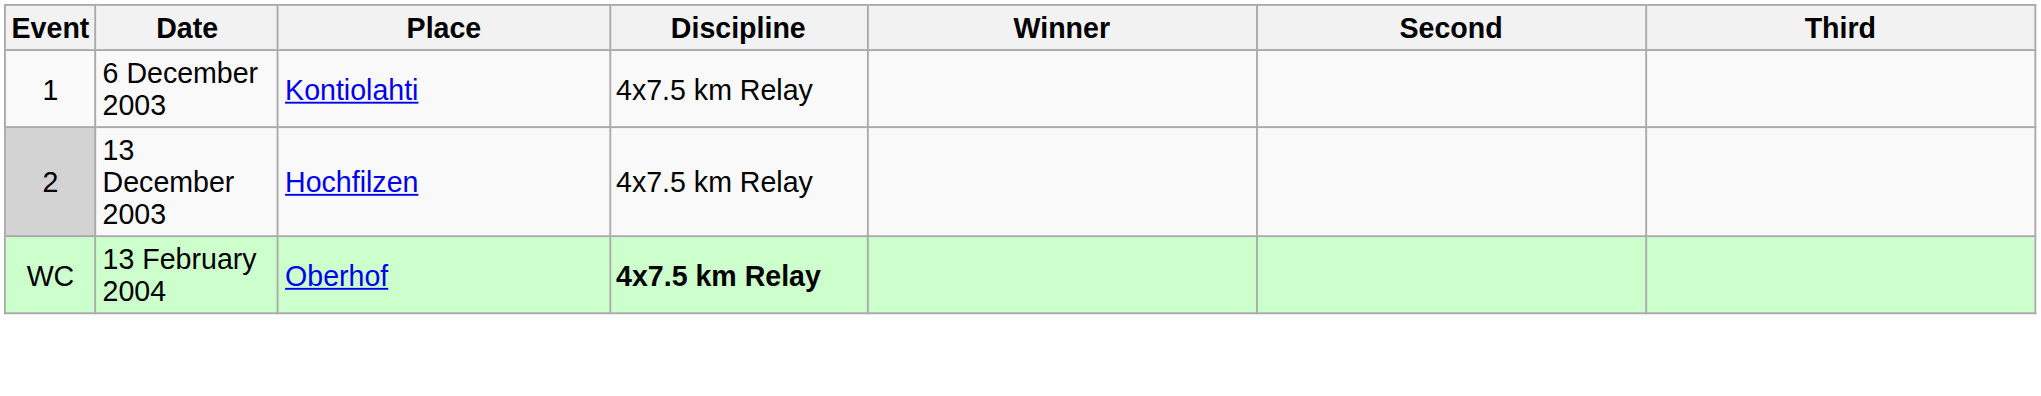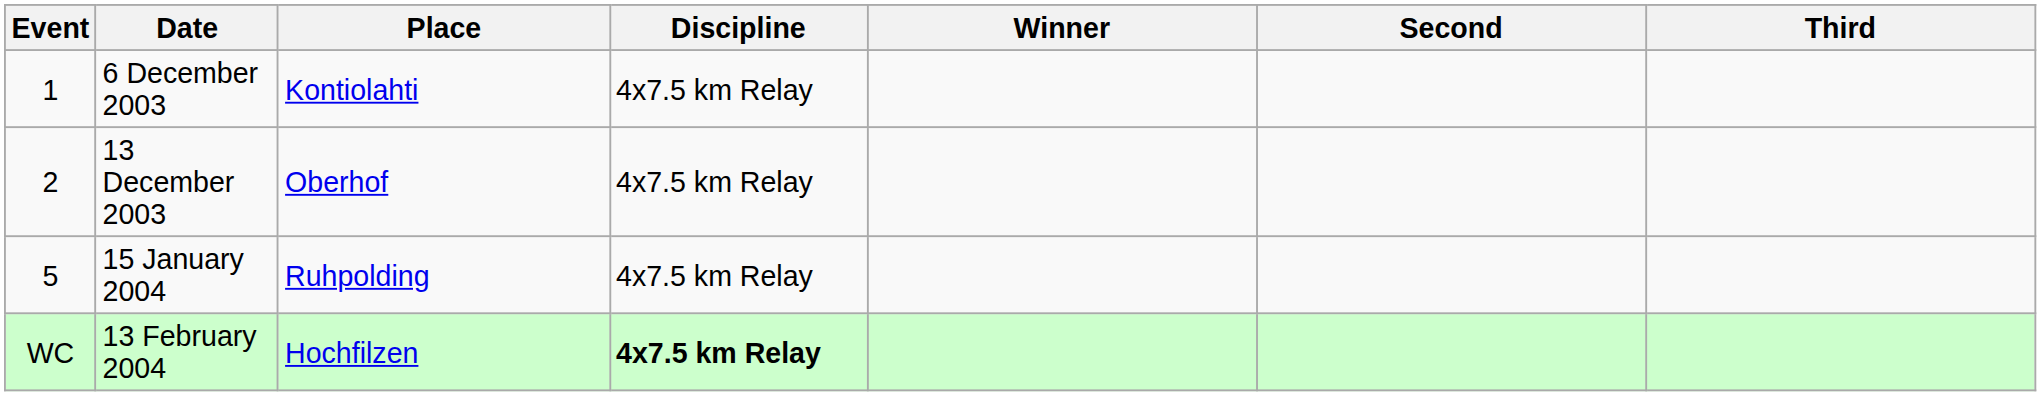(50, 182) lightgrey background -> (50, 182) no background
(352, 182) Hochfilzen -> (337, 182) Oberhof
+ row: (173, 275)
(337, 275) Oberhof -> (352, 353) Hochfilzen
